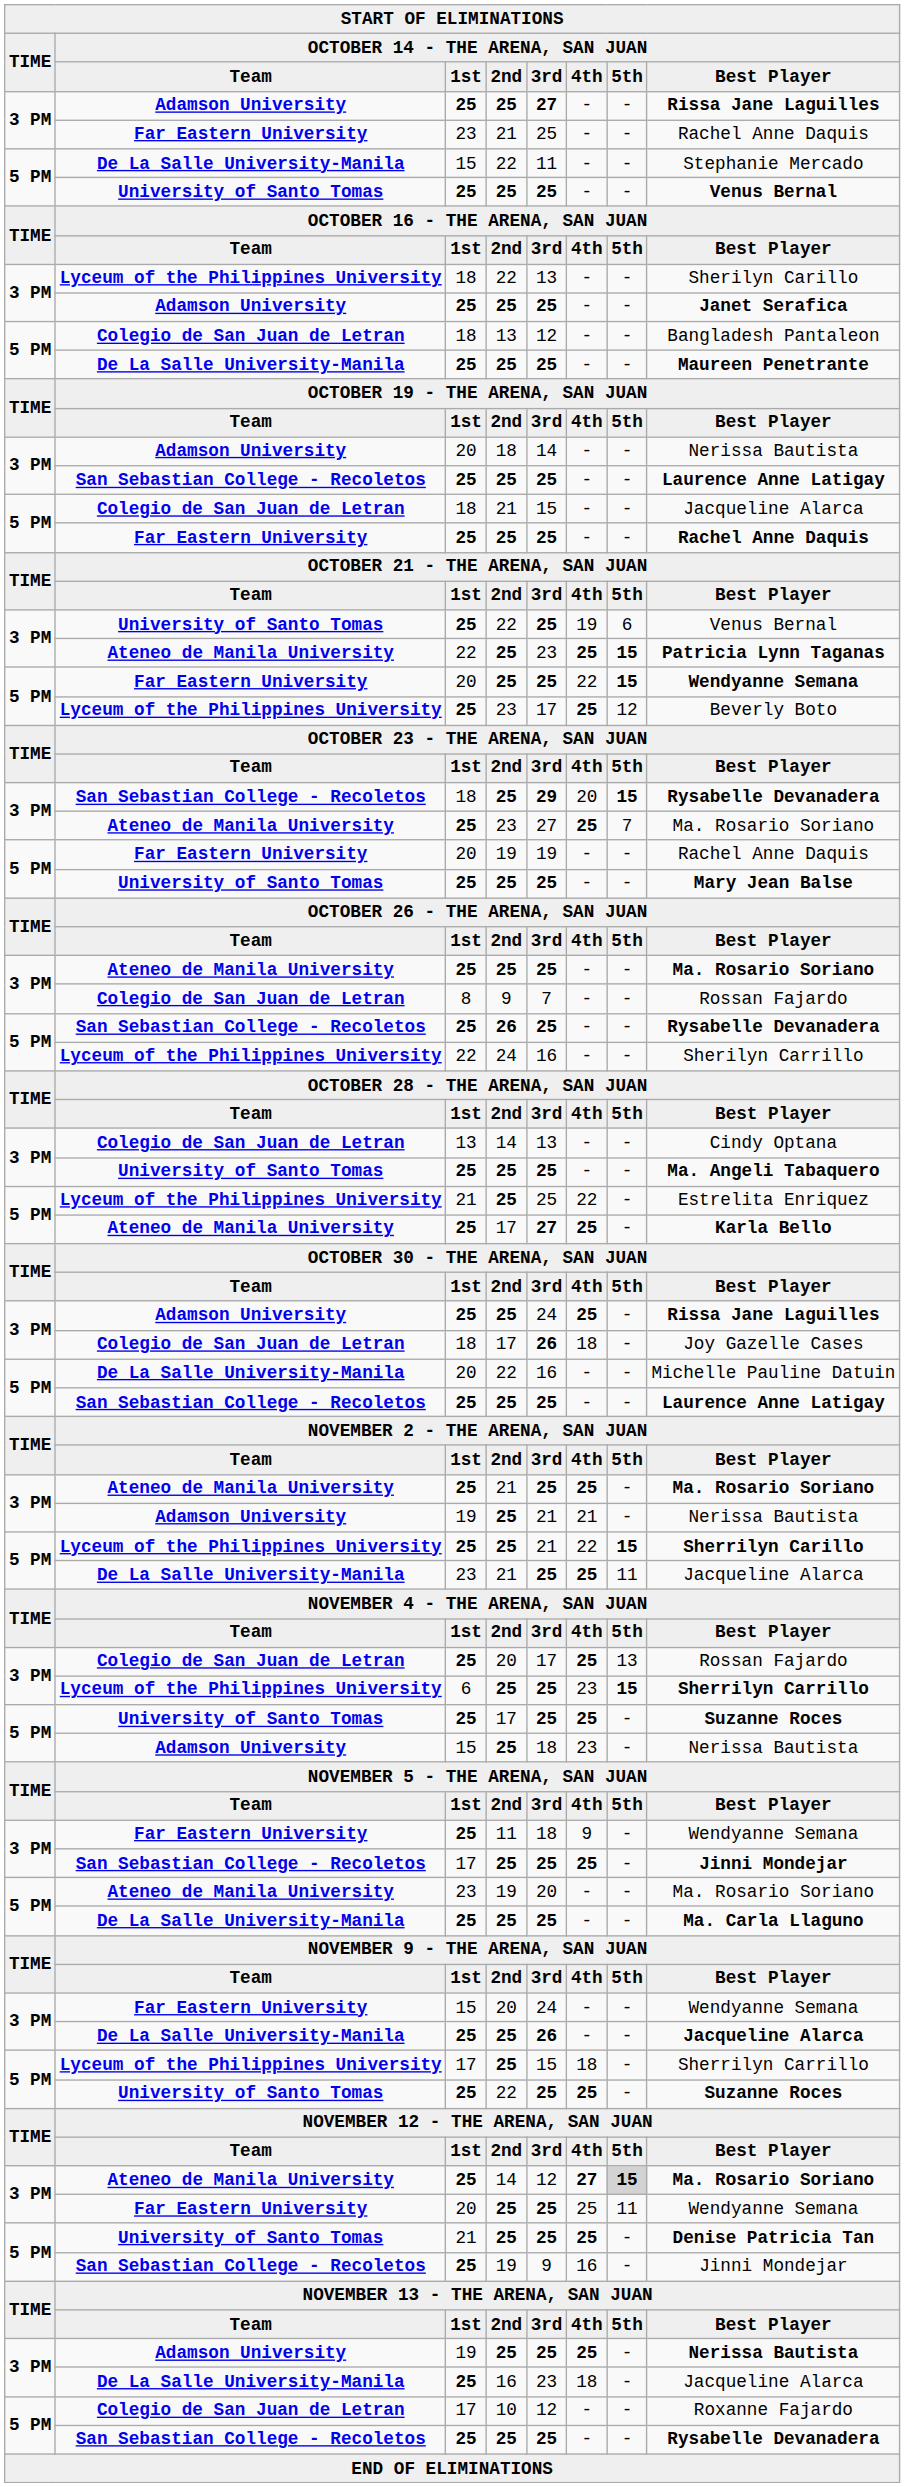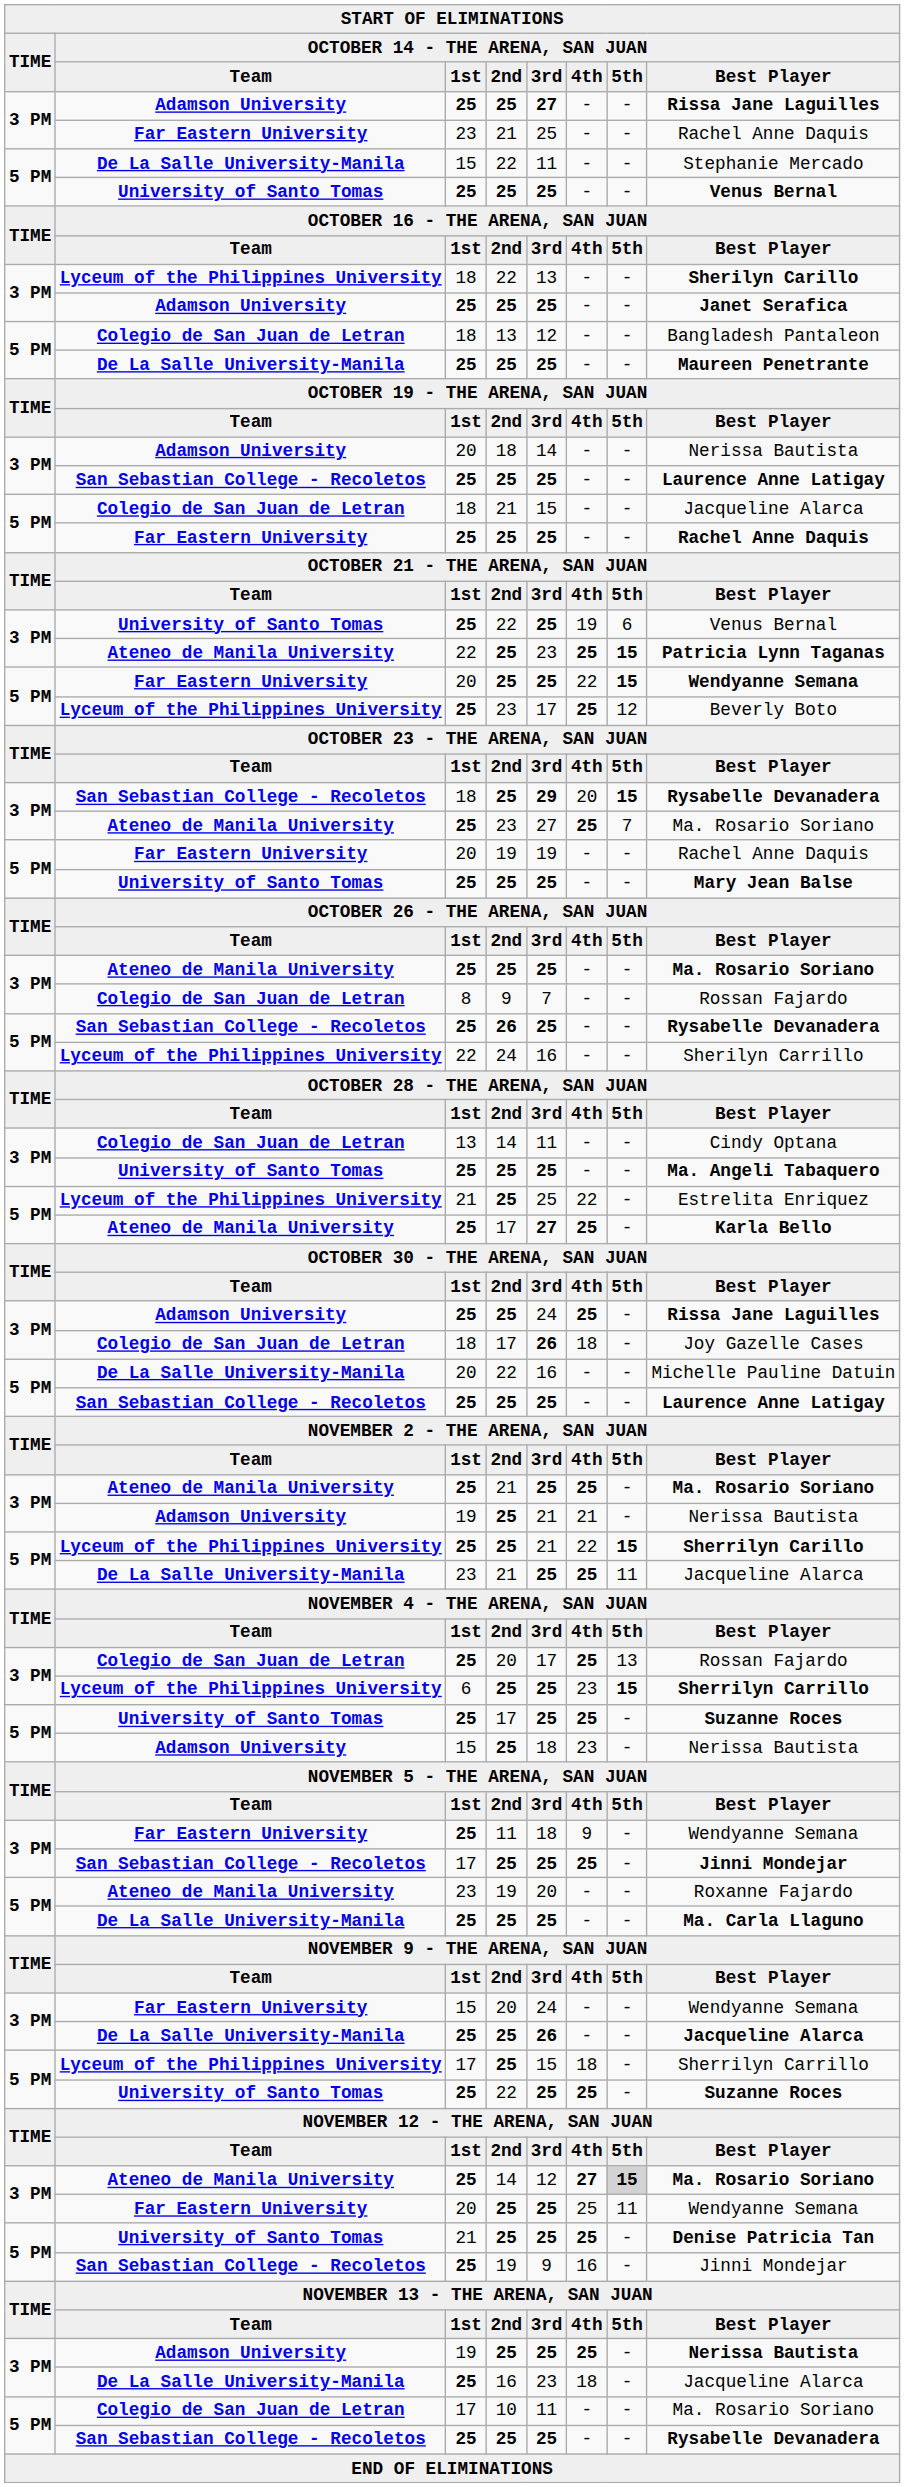(773, 278) normal -> (773, 278) bold
(547, 1143) 13 -> (547, 1143) 11
(773, 1892) Ma. Rosario Soriano -> (773, 1892) Roxanne Fajardo
(547, 2411) 12 -> (547, 2411) 11
(773, 2411) Roxanne Fajardo -> (773, 2411) Ma. Rosario Soriano
